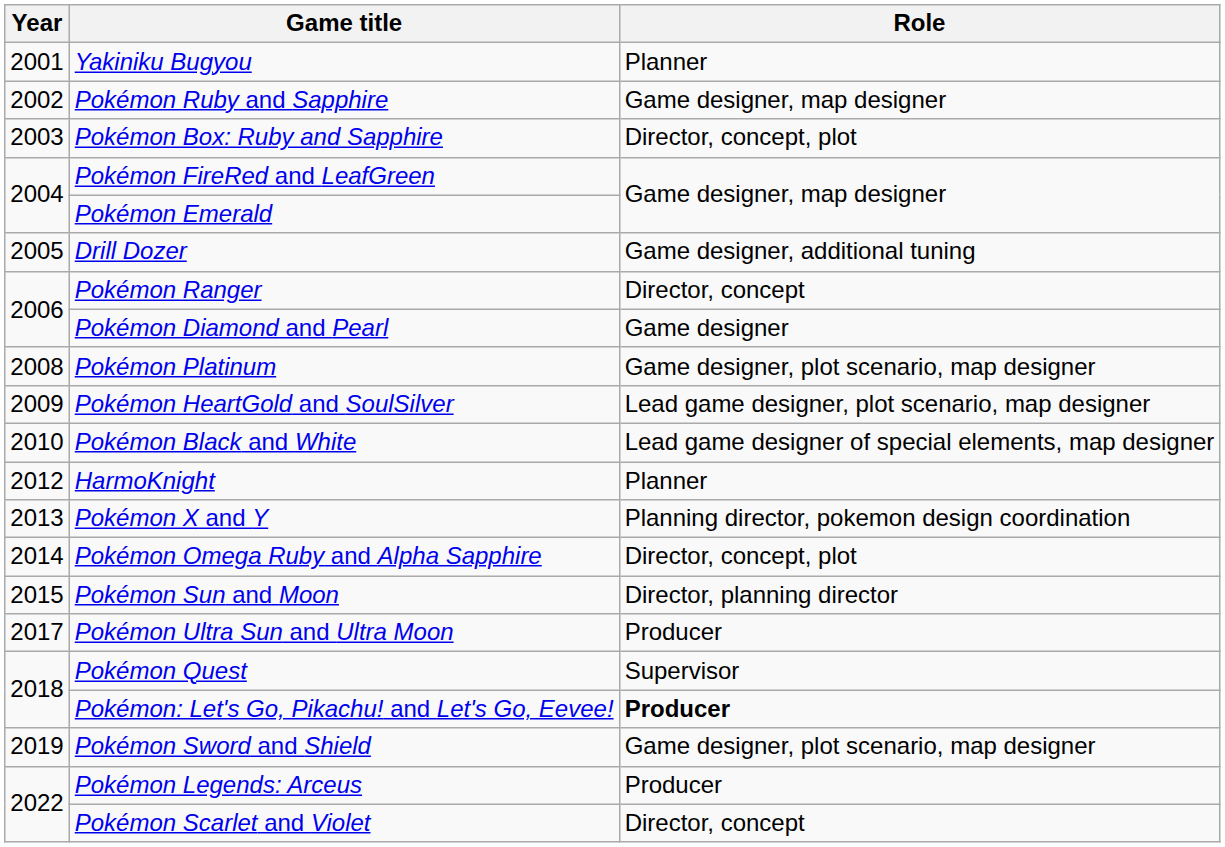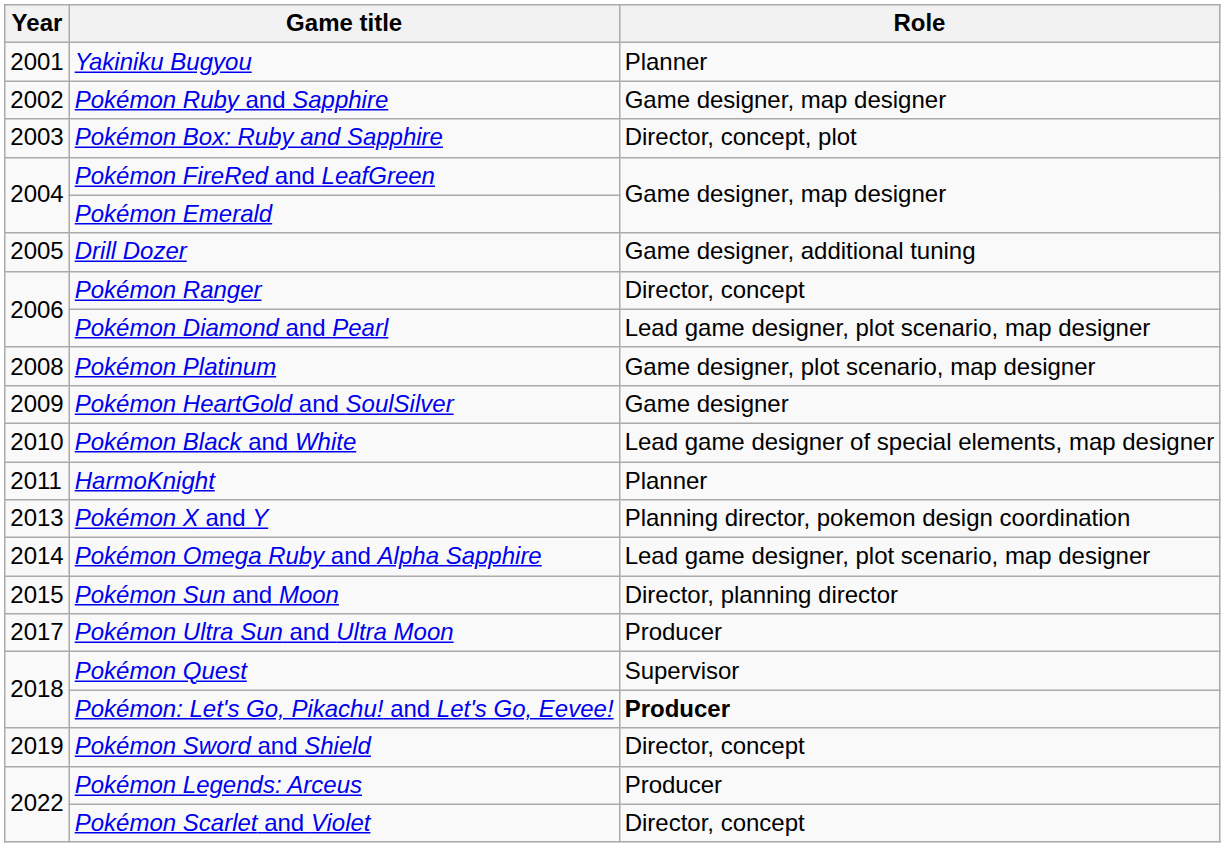(707, 328) Game designer -> (887, 328) Lead game designer, plot scenario, map designer
(887, 404) Lead game designer, plot scenario, map designer -> (707, 404) Game designer
(37, 480) 2012 -> (36, 480) 2011
(741, 556) Director, concept, plot -> (887, 556) Lead game designer, plot scenario, map designer
(860, 746) Game designer, plot scenario, map designer -> (715, 746) Director, concept
